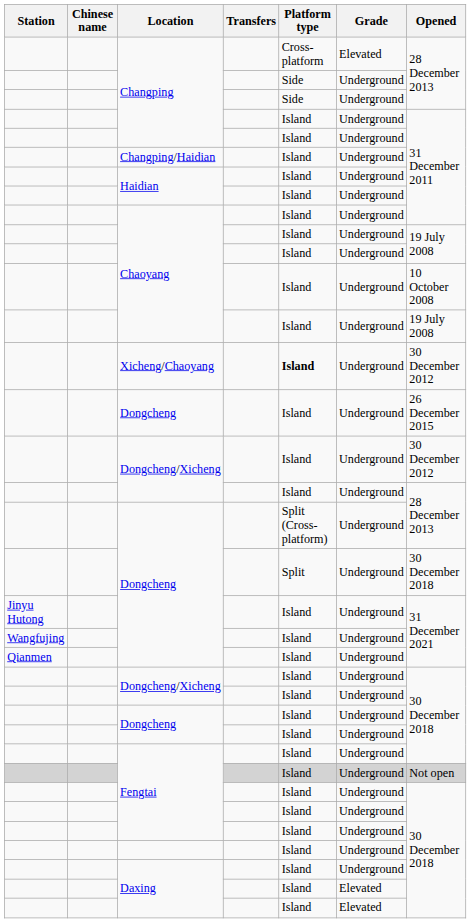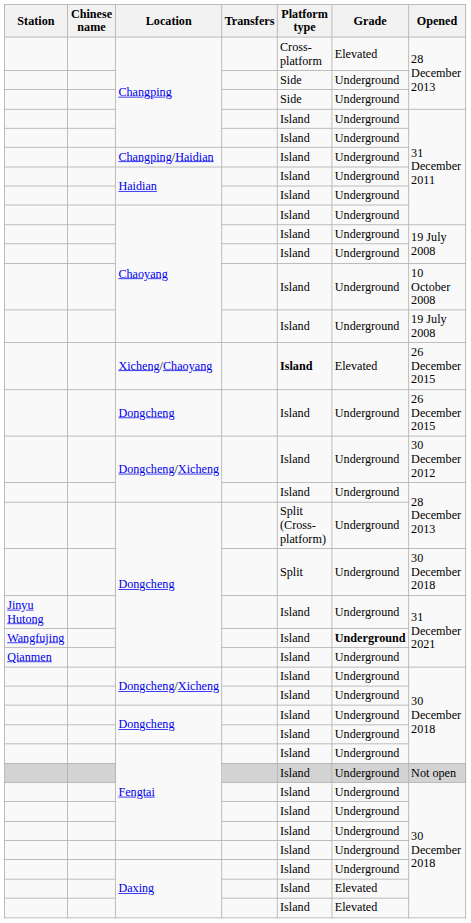(371, 366) Underground -> (356, 366) Elevated
(434, 366) 30 December 2012 -> (436, 366) 26 December 2015
(371, 638) normal -> (370, 638) bold
